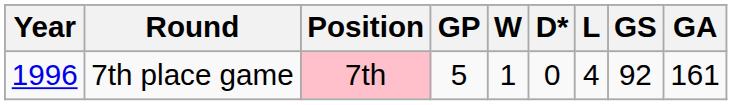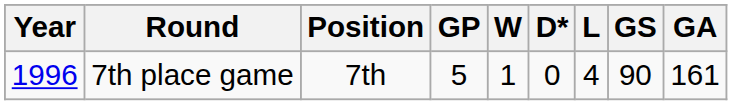(366, 74) pink background -> (366, 74) no background
(635, 74) 92 -> (635, 74) 90
